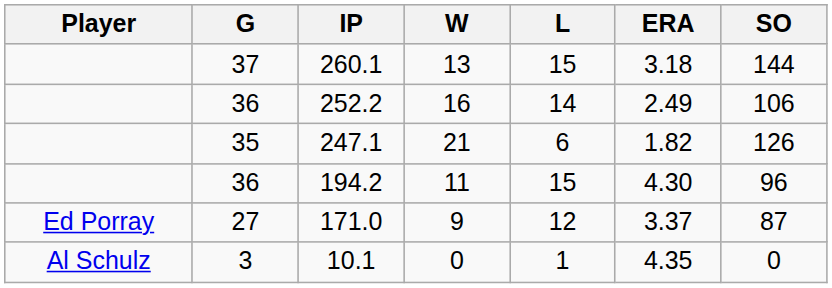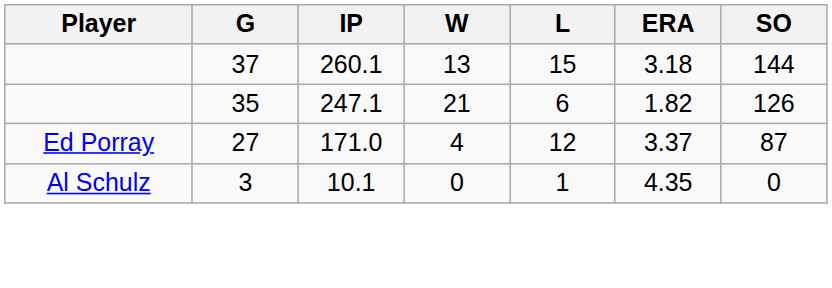- row: (351, 103)
- row: (351, 182)
(457, 222) 9 -> (457, 143) 4
